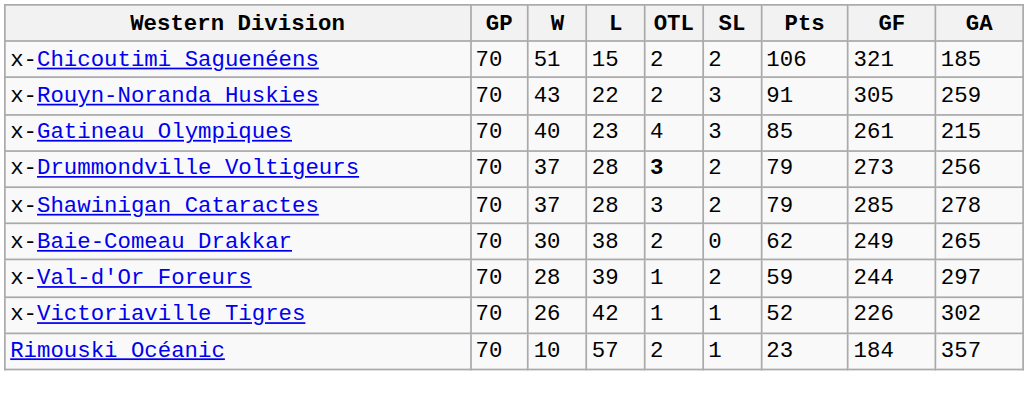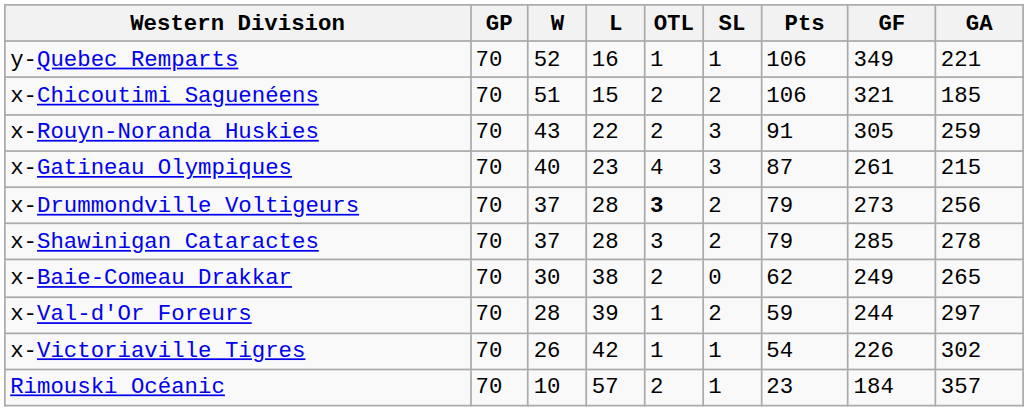+ row: (124, 60)
(780, 132) 85 -> (780, 169) 87
(780, 315) 52 -> (780, 351) 54
